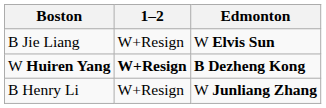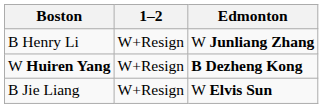rows swapped: (44, 41) <-> (43, 90)
(152, 66) bold -> (151, 66) normal
